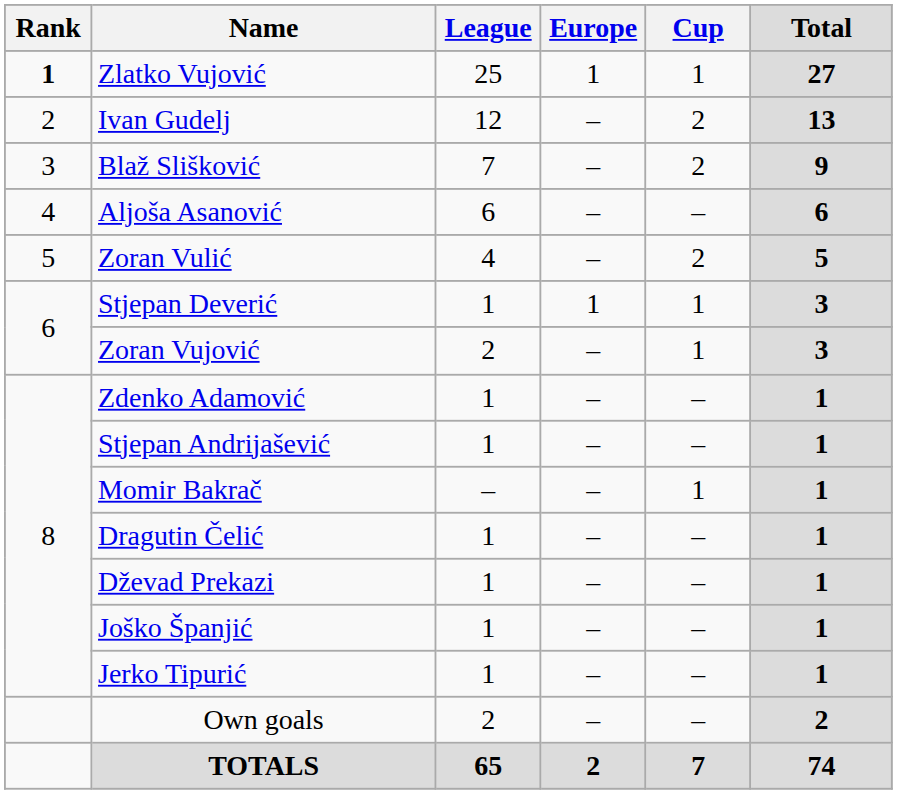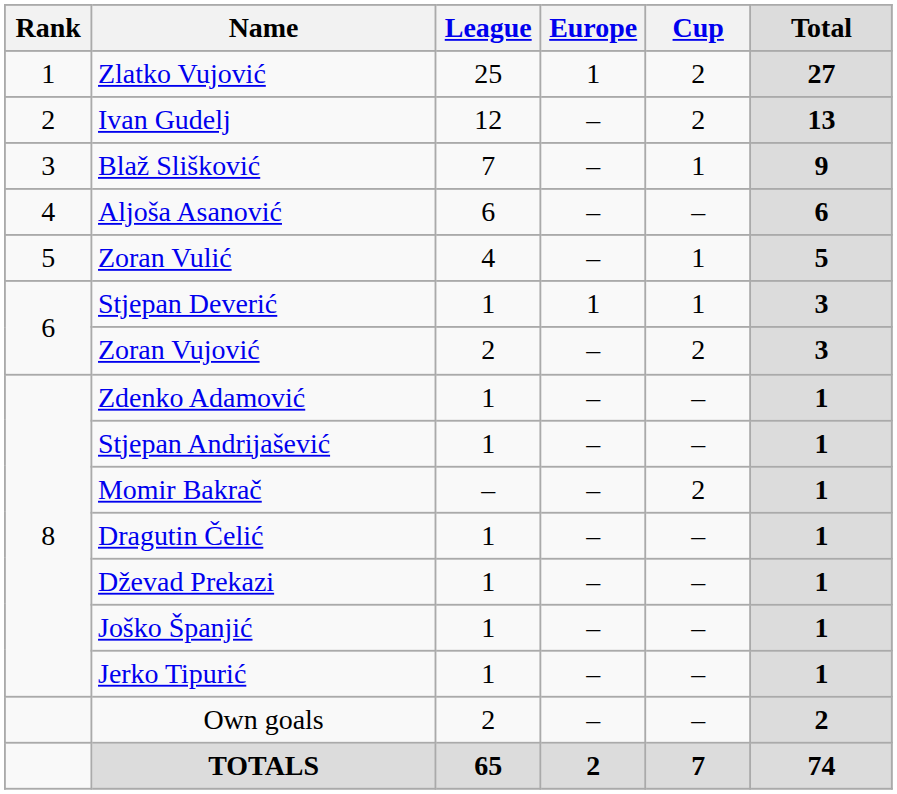(48, 73) bold -> (48, 73) normal
(698, 73) 1 -> (698, 73) 2
(698, 166) 2 -> (698, 166) 1
(698, 258) 2 -> (698, 258) 1
(698, 350) 1 -> (698, 350) 2
(698, 488) 1 -> (698, 488) 2
